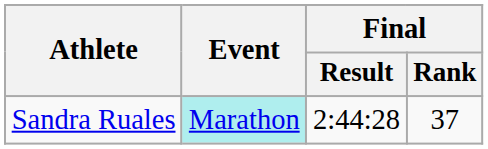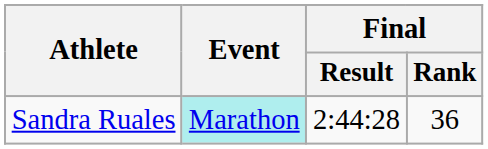(445, 119) 37 -> (445, 119) 36
